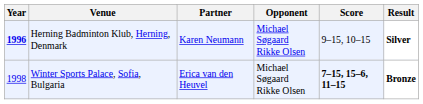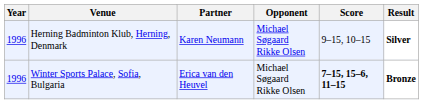(16, 40) bold -> (16, 40) normal
(16, 79) 1998 -> (16, 79) 1996
